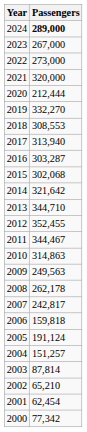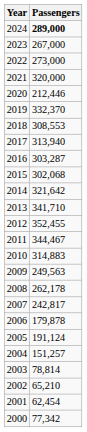(49, 93) 212,444 -> (49, 93) 212,446
(49, 110) 332,270 -> (49, 110) 332,370
(49, 207) 344,710 -> (49, 207) 341,710
(49, 256) 314,863 -> (49, 256) 314,883
(49, 321) 159,818 -> (49, 321) 179,878
(46, 369) 87,814 -> (46, 369) 78,814
